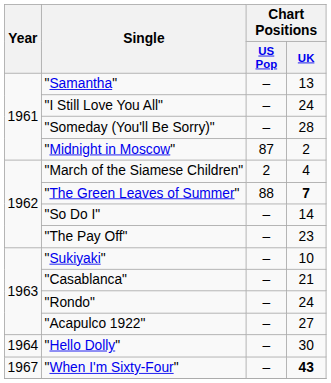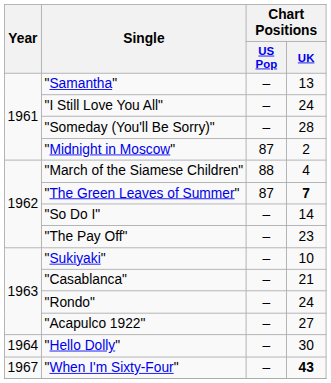(266, 171) 2 -> (266, 171) 88
(266, 193) 88 -> (266, 193) 87
